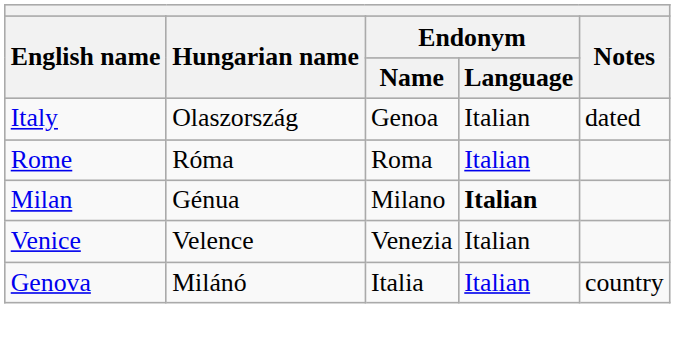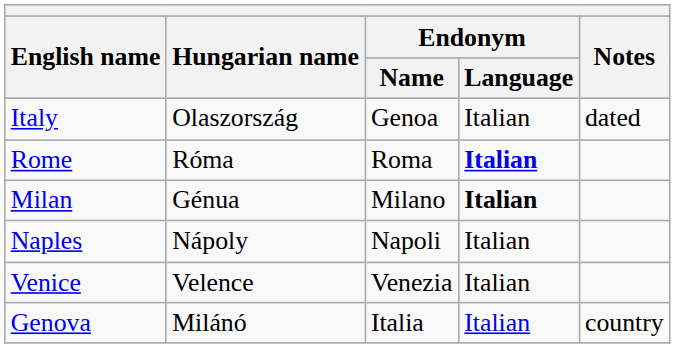(497, 159) normal -> (501, 159) bold
+ row: (47, 241)
